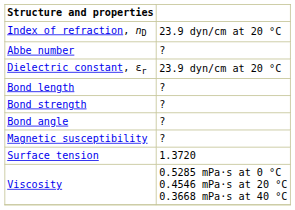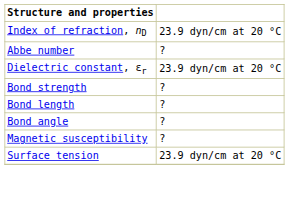rows swapped: (47, 104) <-> (41, 87)
(177, 156) 1.3720 -> (220, 156) 23.9 dyn/cm at 20 °C
- row: (35, 185)
